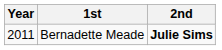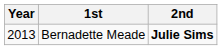(21, 34) 2011 -> (21, 34) 2013
